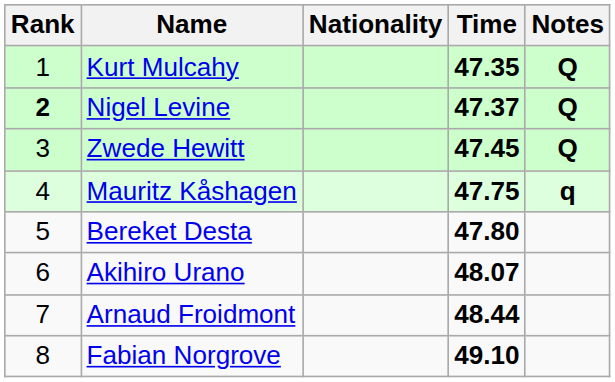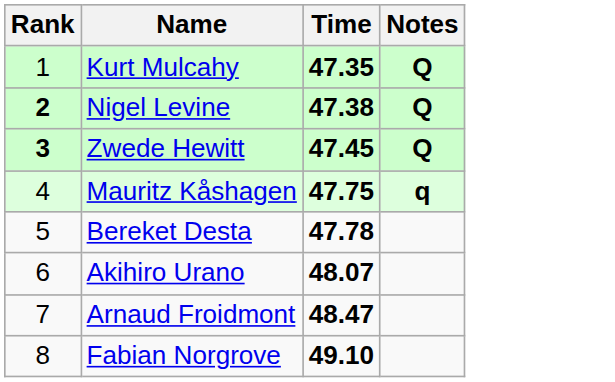- column: (376, 25)
(487, 107) 47.37 -> (341, 107) 47.38
(43, 149) normal -> (43, 149) bold
(487, 231) 47.80 -> (341, 231) 47.78
(487, 314) 48.44 -> (341, 314) 48.47
